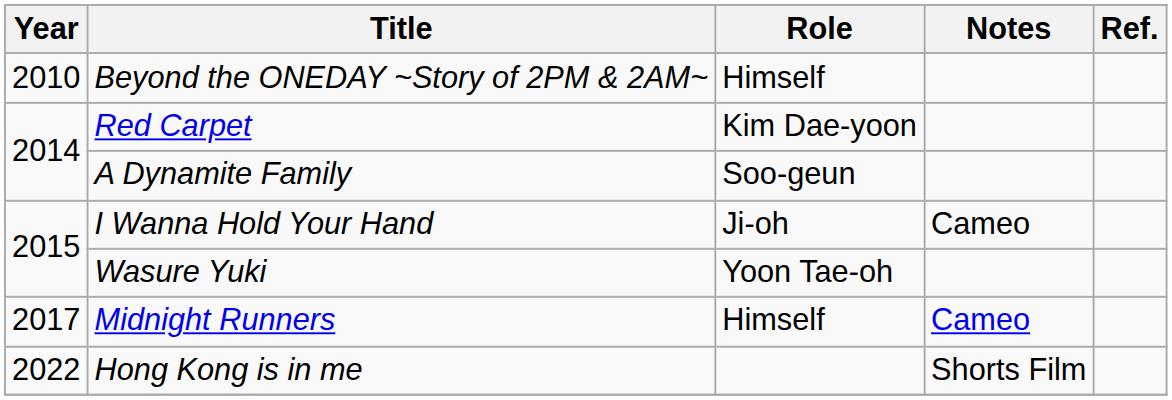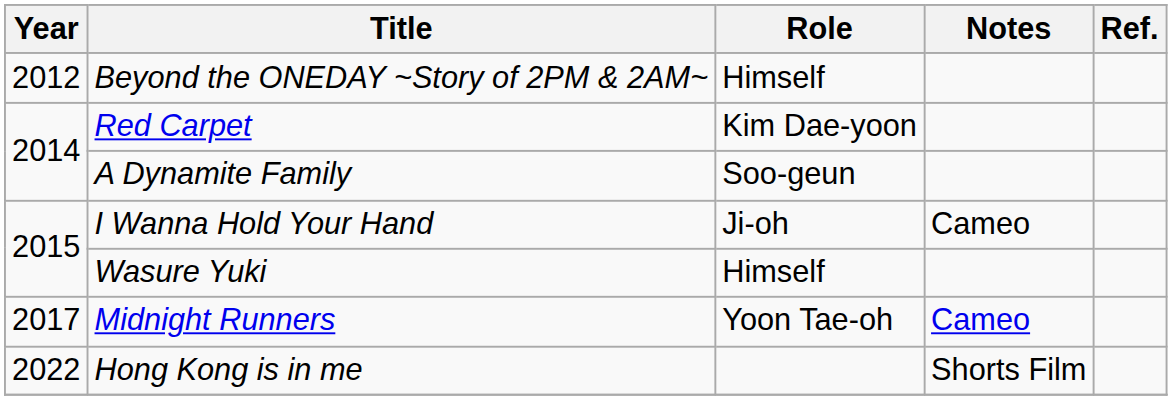(46, 77) 2010 -> (46, 77) 2012
(808, 272) Yoon Tae-oh -> (773, 272) Himself
(773, 321) Himself -> (808, 321) Yoon Tae-oh
